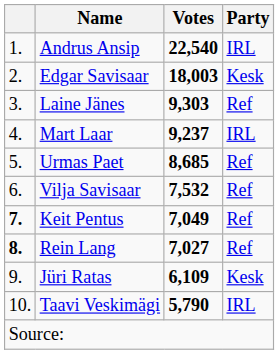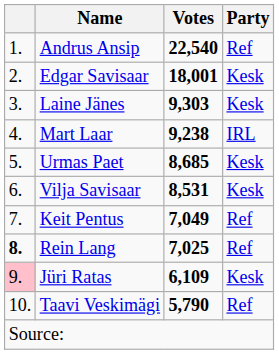(241, 47) IRL -> (240, 47) Ref
(193, 76) 18,003 -> (193, 76) 18,001
(240, 104) Ref -> (245, 104) Kesk
(189, 133) 9,237 -> (189, 133) 9,238
(240, 162) Ref -> (245, 162) Kesk
(189, 190) 7,532 -> (189, 190) 8,531
(240, 190) Ref -> (245, 190) Kesk
(16, 219) bold -> (16, 219) normal
(189, 248) 7,027 -> (189, 248) 7,025
(16, 276) no background -> (16, 276) pink background
(241, 305) IRL -> (240, 305) Ref
